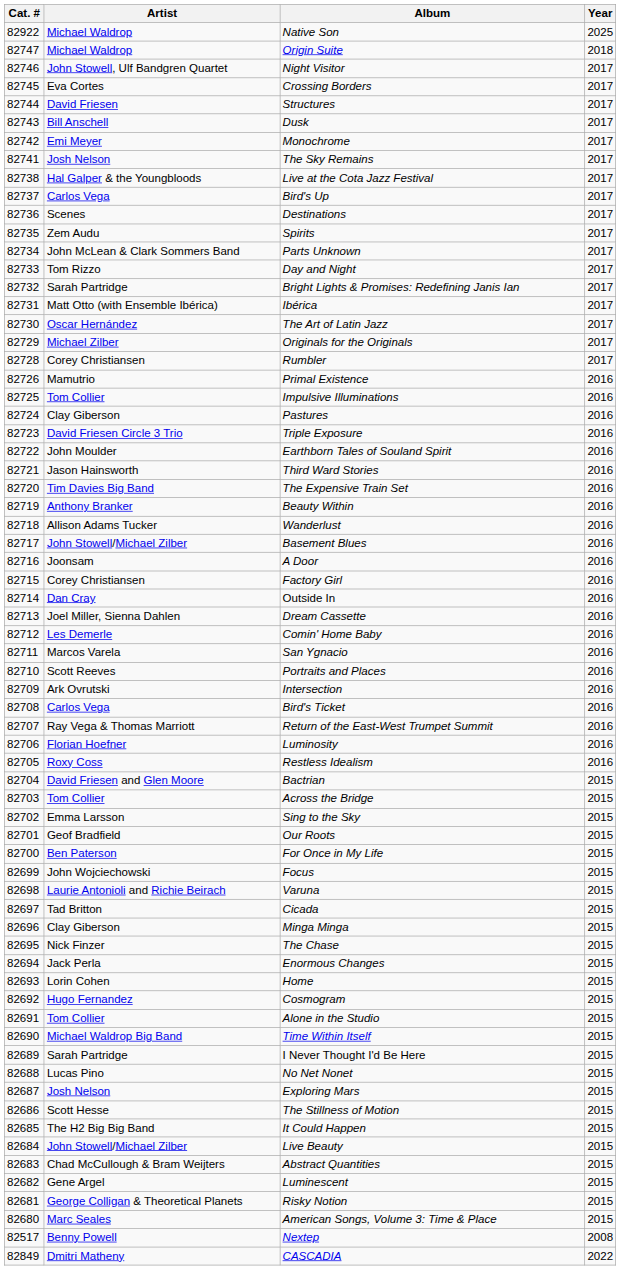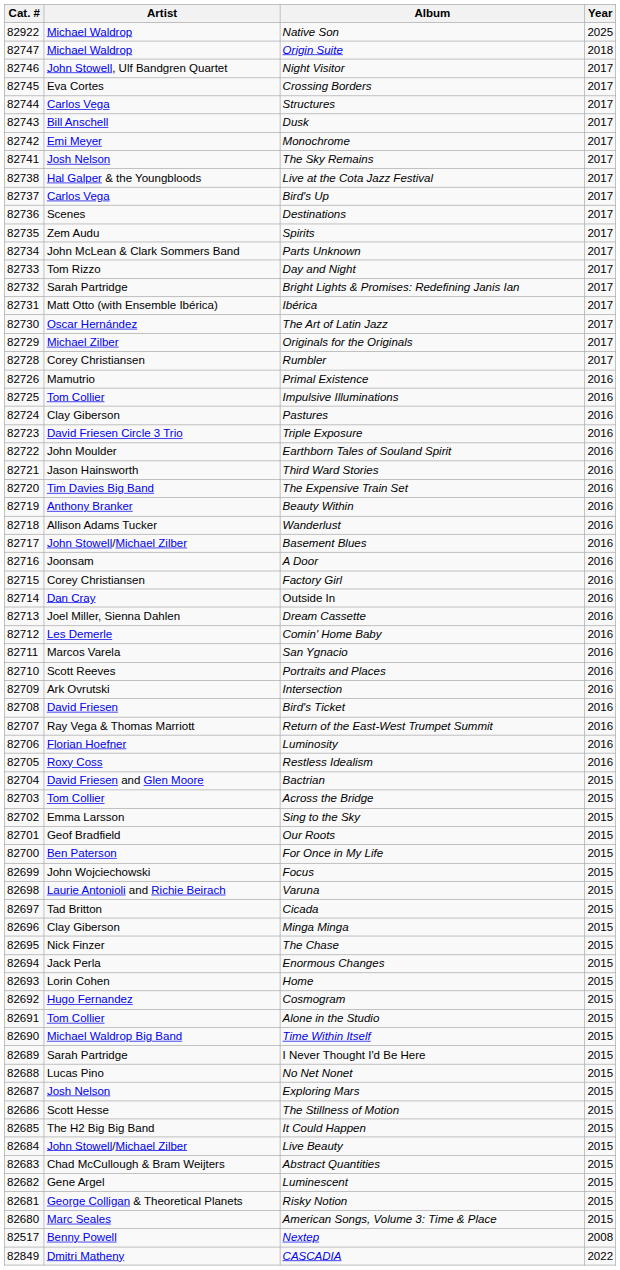(82, 104) David Friesen -> (78, 104) Carlos Vega
(78, 707) Carlos Vega -> (82, 707) David Friesen
